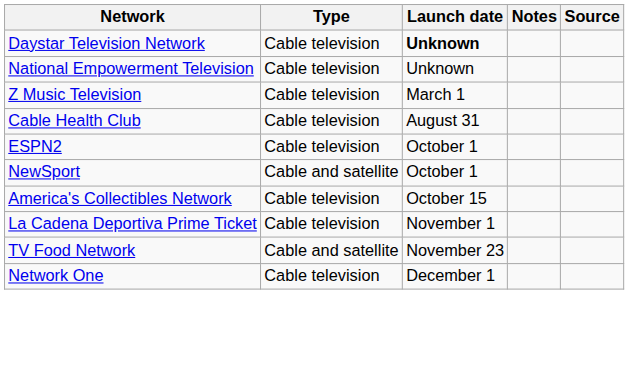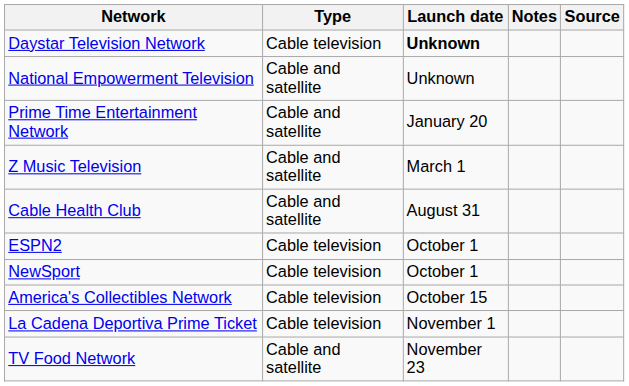(322, 69) Cable television -> (303, 78) Cable and satellite
+ row: (103, 122)
(322, 95) Cable television -> (303, 166) Cable and satellite
(322, 120) Cable television -> (303, 211) Cable and satellite
(331, 172) Cable and satellite -> (324, 272) Cable television
- row: (56, 276)
